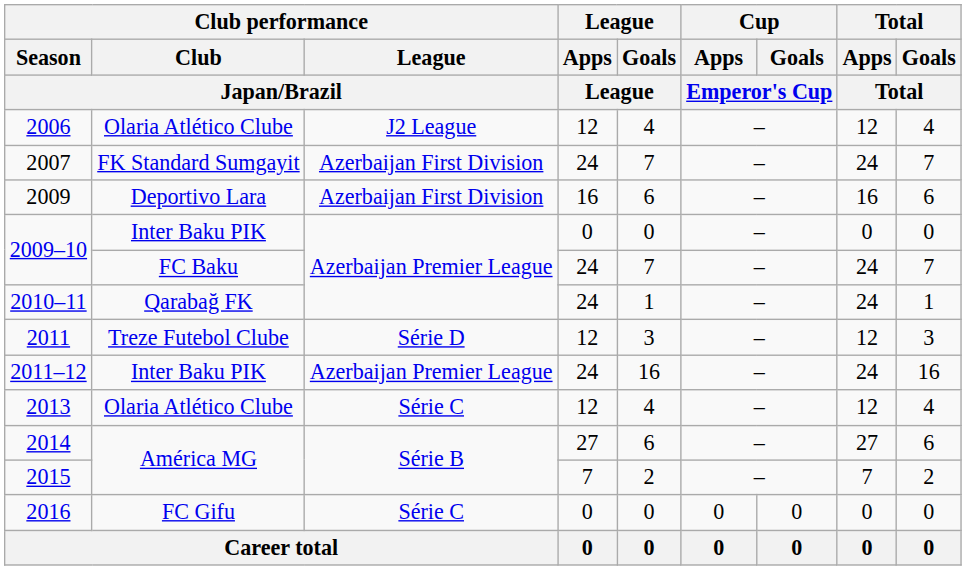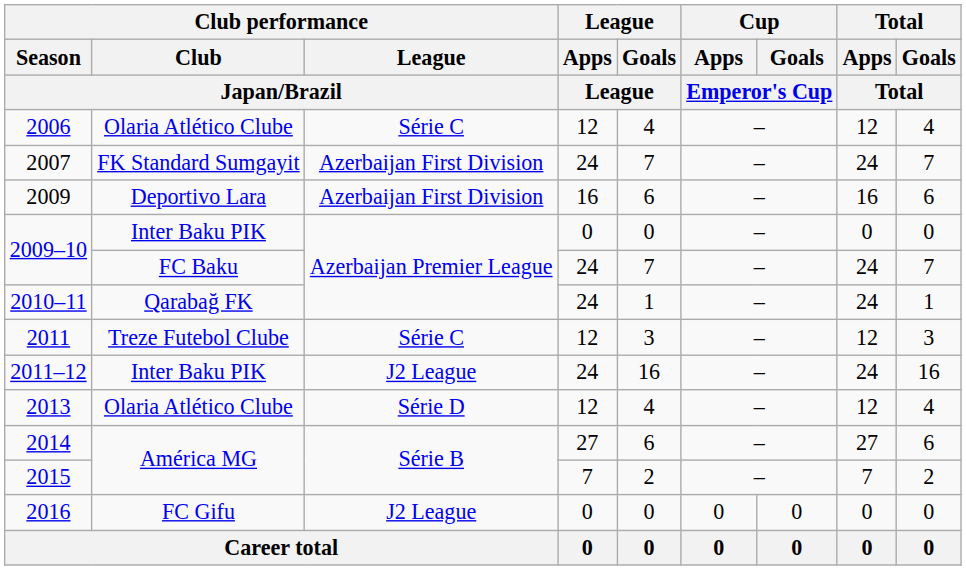(431, 127) J2 League -> (431, 127) Série C
(431, 337) Série D -> (431, 337) Série C
(431, 372) Azerbaijan Premier League -> (431, 372) J2 League
(431, 407) Série C -> (431, 407) Série D
(431, 512) Série C -> (431, 512) J2 League
